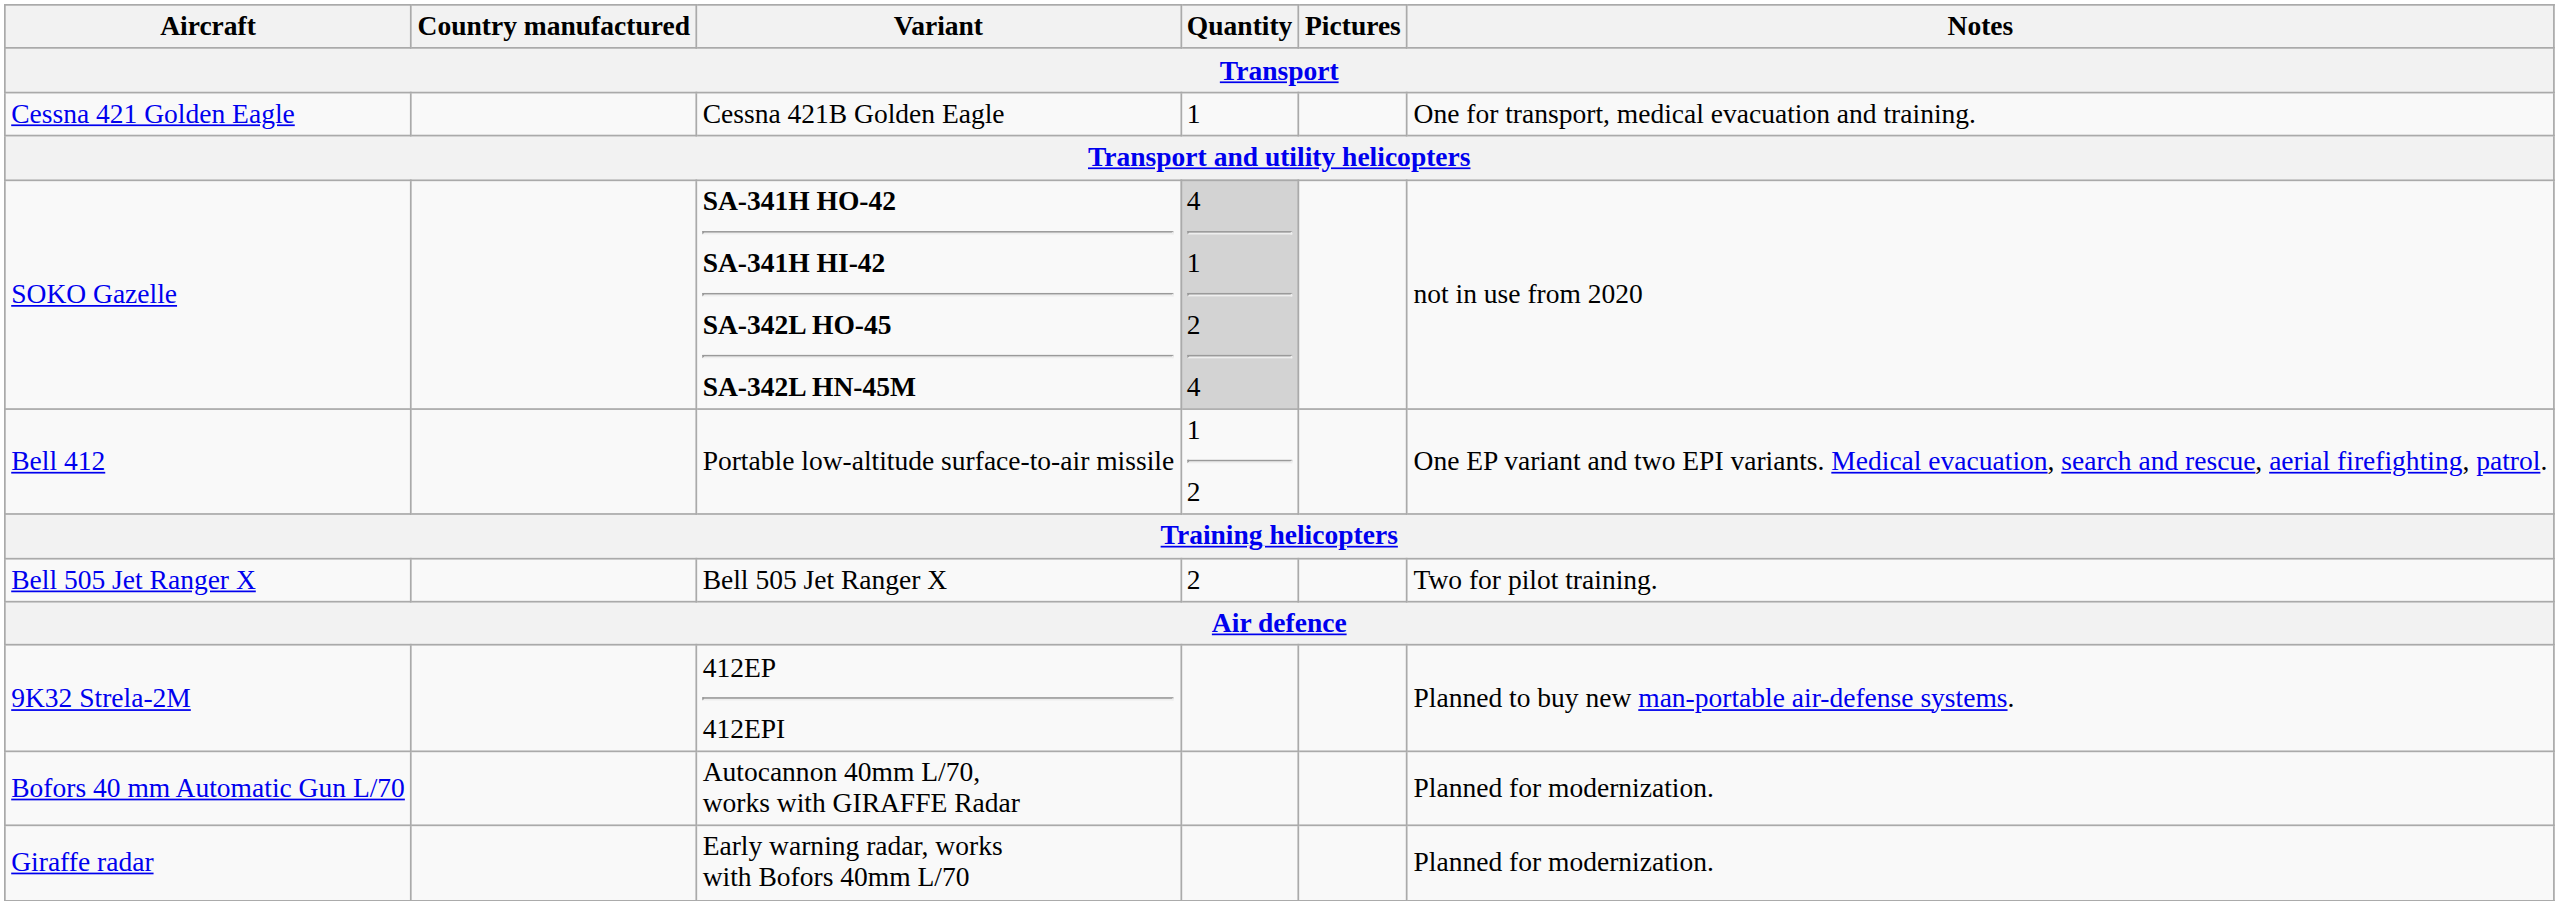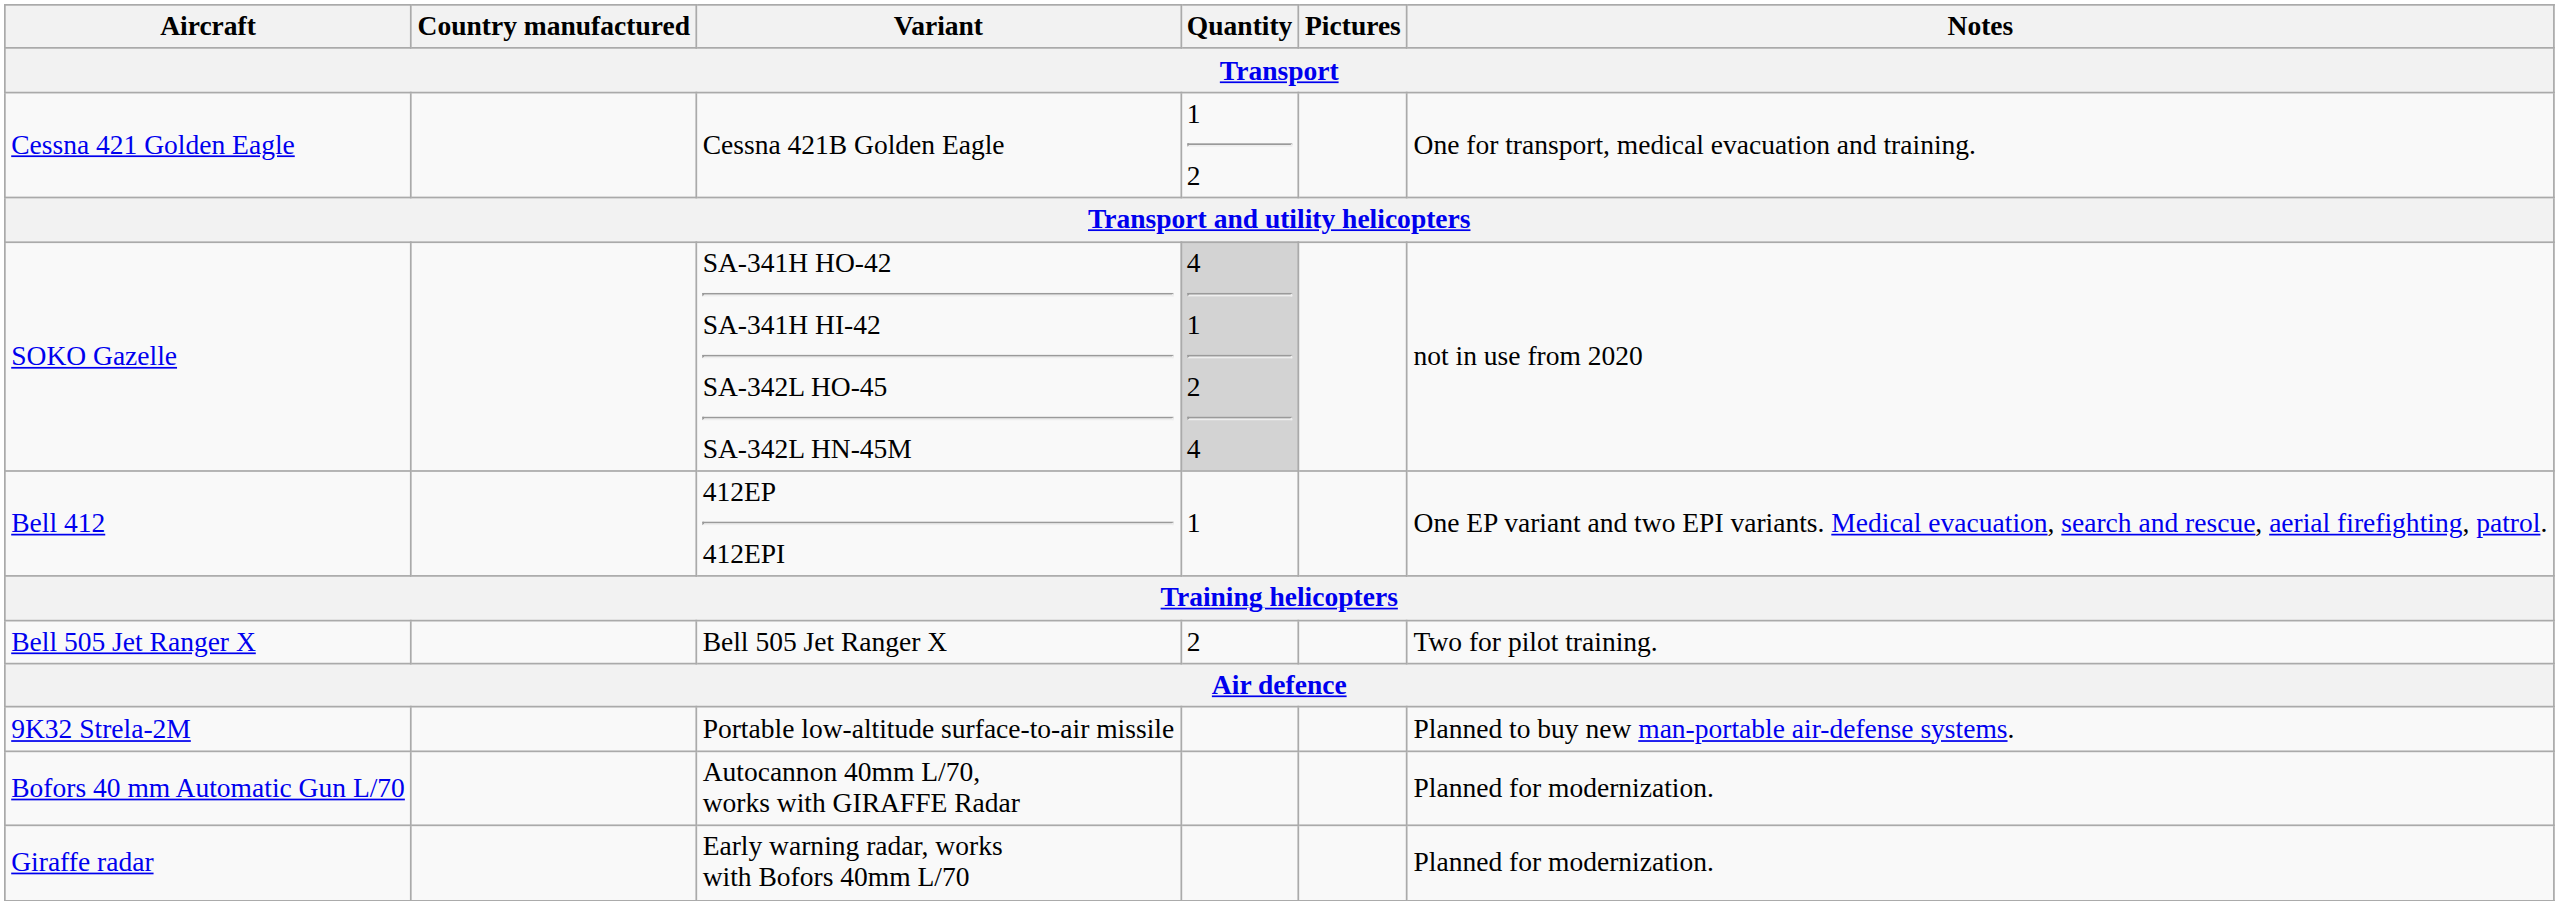(1194, 113) 1 -> (1240, 144) 1 2
(938, 293) bold -> (938, 355) normal
(938, 461) Portable low-altitude surface-to-air missile -> (938, 523) 412EP 412EPI
(1240, 461) 1 2 -> (1194, 523) 1
(938, 697) 412EP 412EPI -> (938, 728) Portable low-altitude surface-to-air missile
